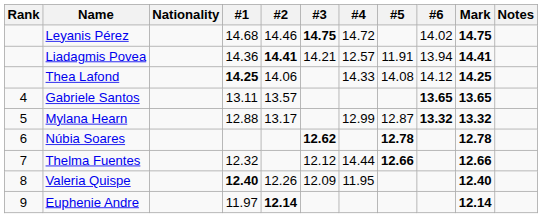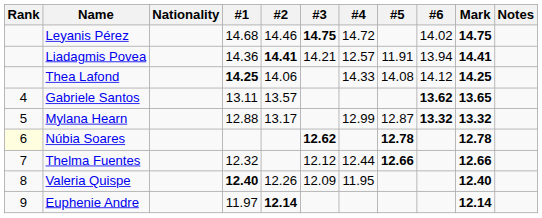(436, 98) 13.65 -> (436, 98) 13.62
(23, 139) no background -> (23, 139) lightyellow background
(358, 160) 14.44 -> (358, 160) 12.44
